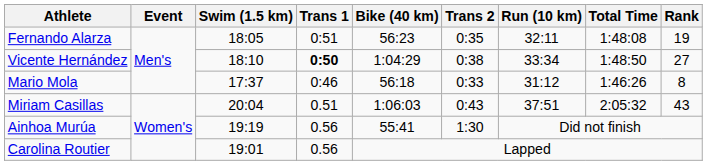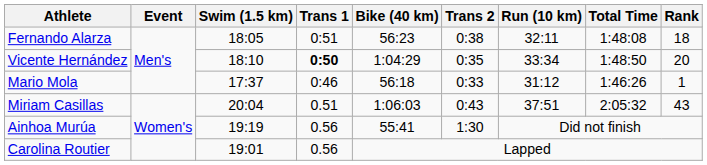(470, 38) 0:35 -> (470, 38) 0:38
(682, 38) 19 -> (682, 38) 18
(470, 61) 0:38 -> (470, 61) 0:35
(682, 61) 27 -> (682, 61) 20
(682, 83) 8 -> (682, 83) 1
